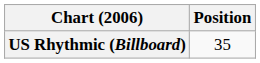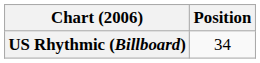(222, 44) 35 -> (222, 44) 34
